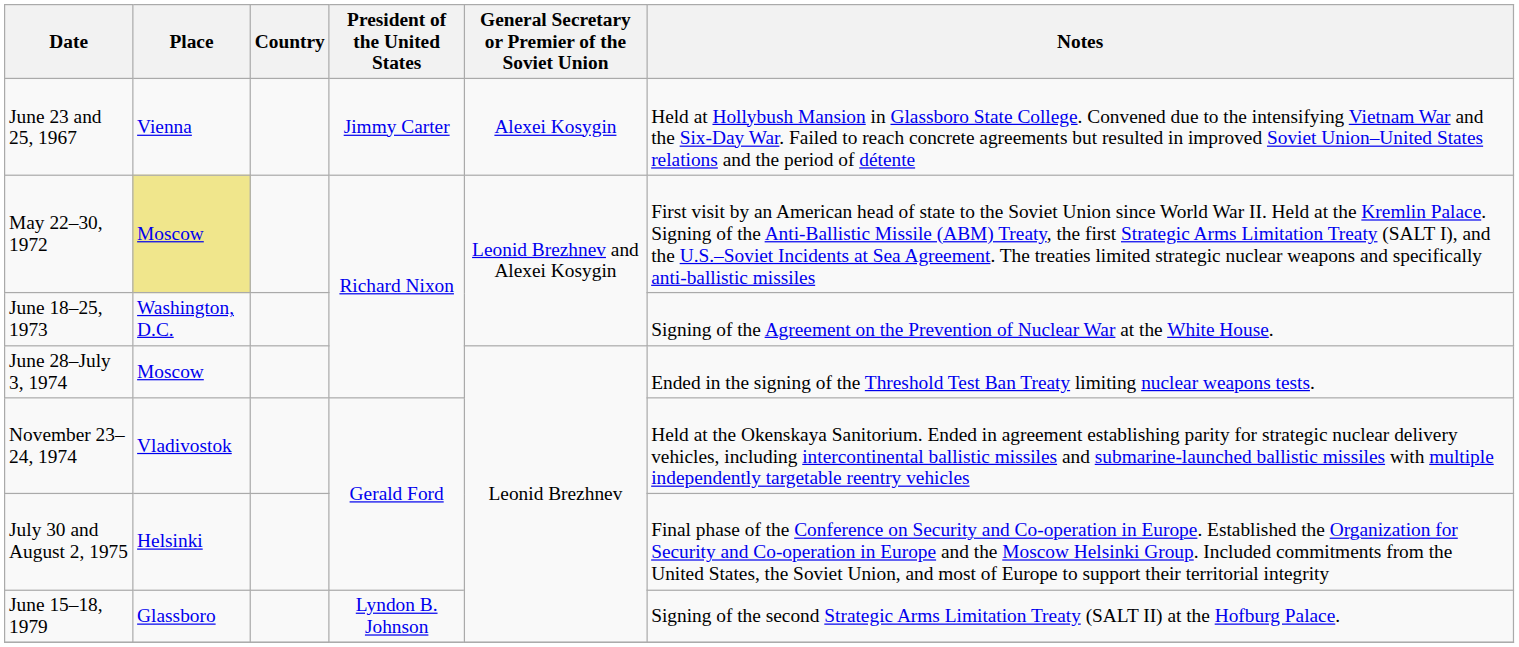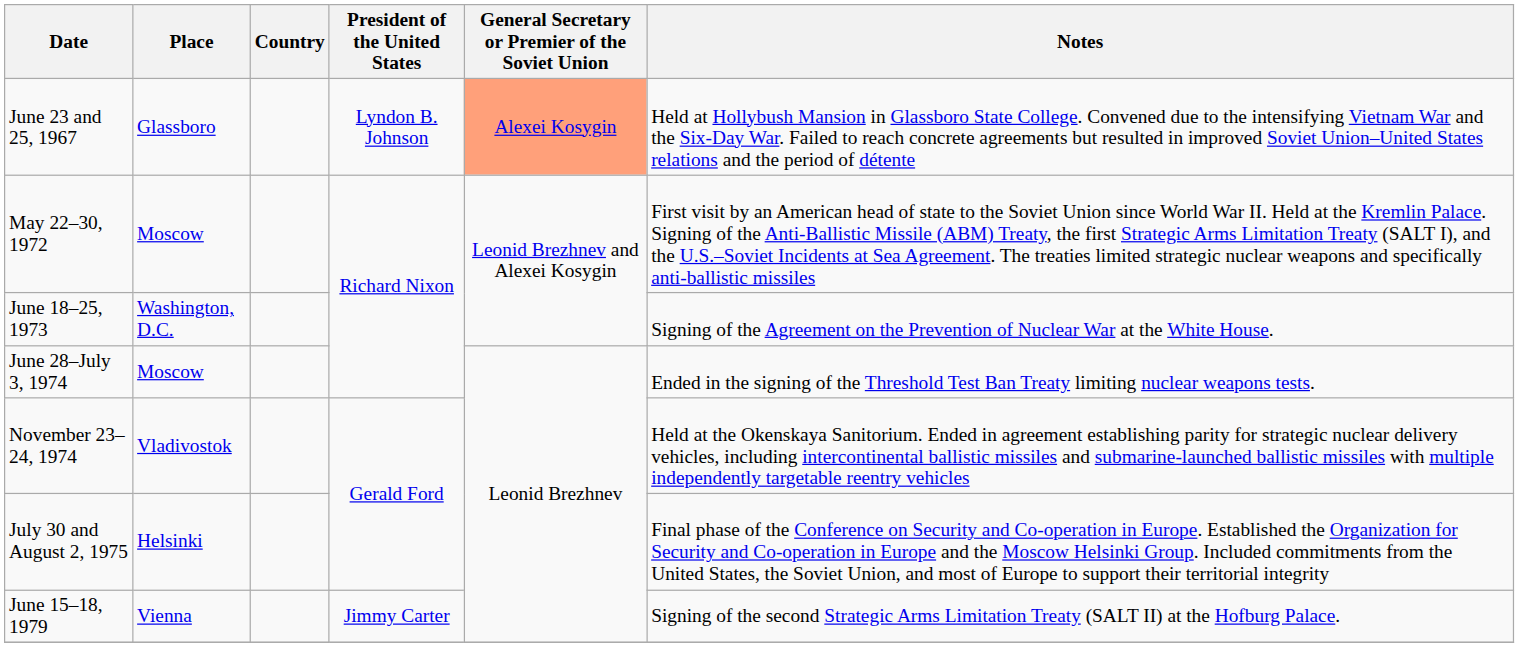(164, 126) Vienna -> (176, 126) Glassboro
(397, 126) Jimmy Carter -> (397, 126) Lyndon B. Johnson
(555, 126) no background -> (555, 126) lightsalmon background
(170, 233) khaki background -> (170, 233) no background
(176, 615) Glassboro -> (164, 615) Vienna
(397, 615) Lyndon B. Johnson -> (397, 615) Jimmy Carter
